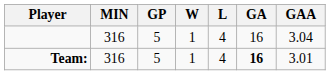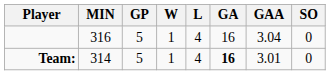+ column: (309, 15)
(114, 59) 316 -> (100, 59) 314
